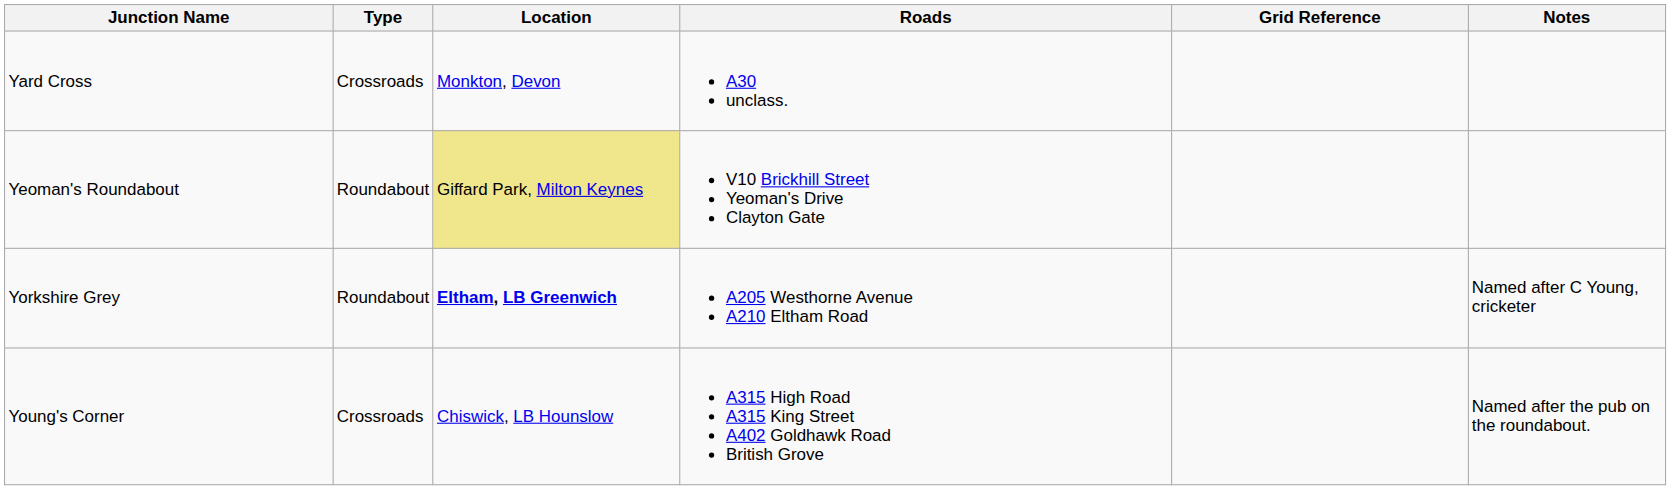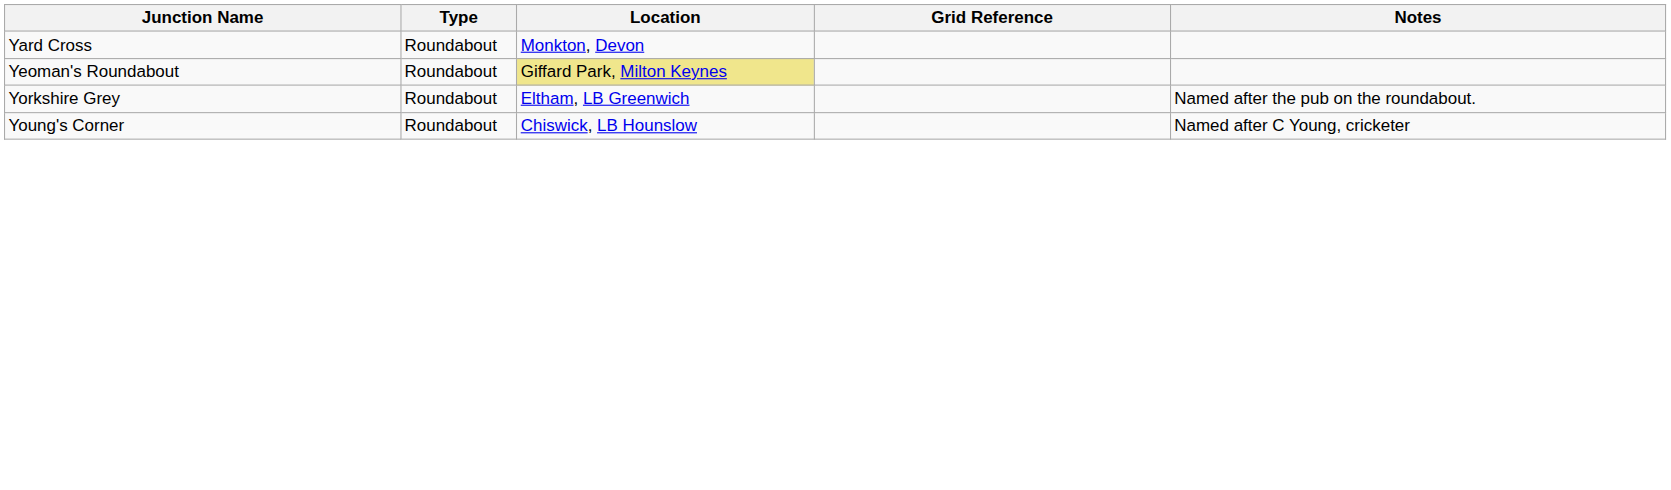- column: (926, 17)
(380, 80) Crossroads -> (451, 44) Roundabout
(527, 297) bold -> (605, 98) normal
(1555, 297) Named after C Young, cricketer -> (1325, 98) Named after the pub on the roundabout.
(380, 415) Crossroads -> (451, 125) Roundabout
(1561, 415) Named after the pub on the roundabout. -> (1292, 125) Named after C Young, cricketer
